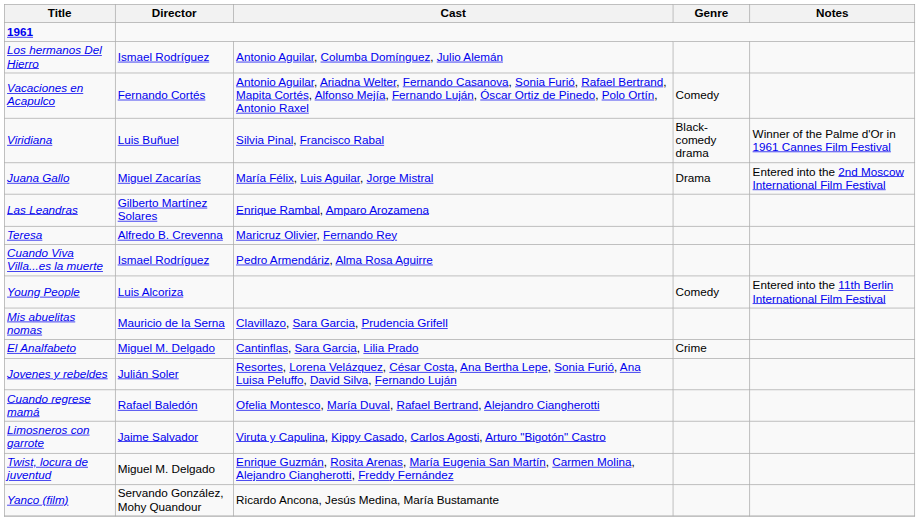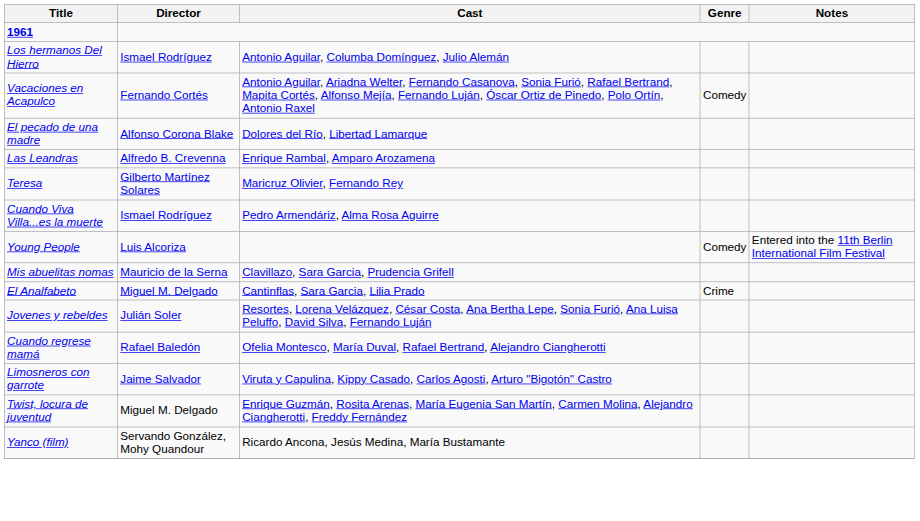- row: (30, 140)
+ row: (53, 133)
- row: (38, 178)
(162, 210) Gilberto Martínez Solares -> (173, 158) Alfredo B. Crevenna
(170, 235) Alfredo B. Crevenna -> (165, 184) Gilberto Martínez Solares
